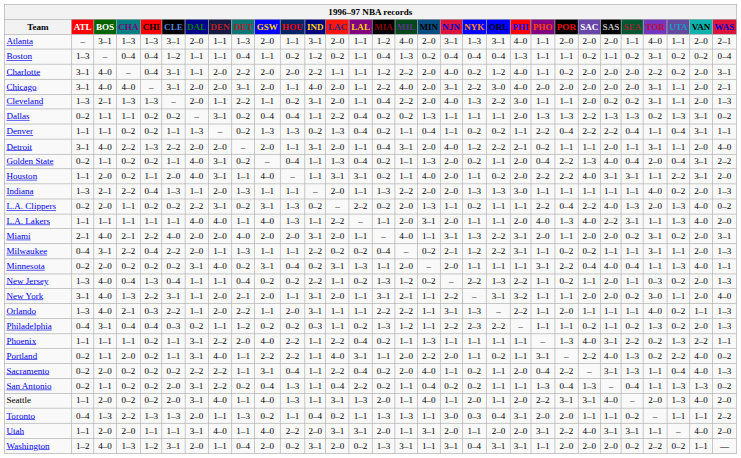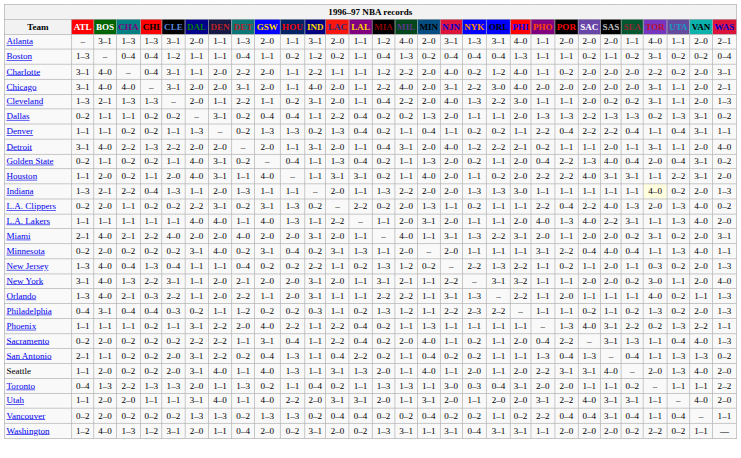(292, 72) 2–0 -> (292, 72) 1–1
(451, 117) 1–1 -> (451, 117) 2–0
(724, 161) 2–2 -> (724, 161) 0–2
(655, 191) no background -> (655, 191) lightyellow background
- row: (27, 251)
(292, 296) 1–1 -> (292, 281) 2–0
- row: (22, 356)
(83, 386) 0–2 -> (83, 356) 2–1
+ row: (26, 416)
